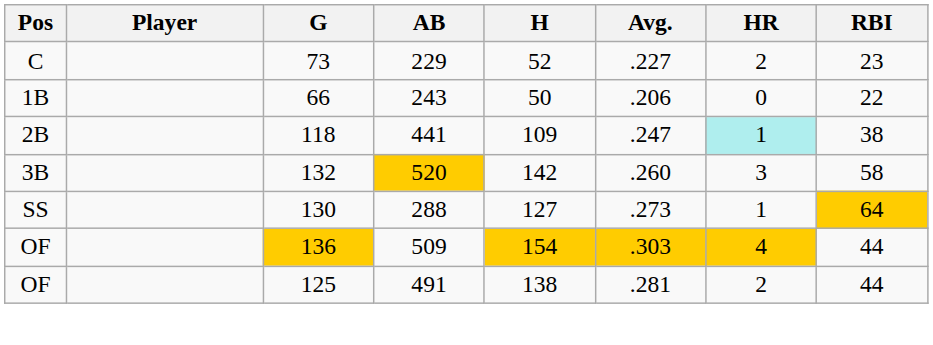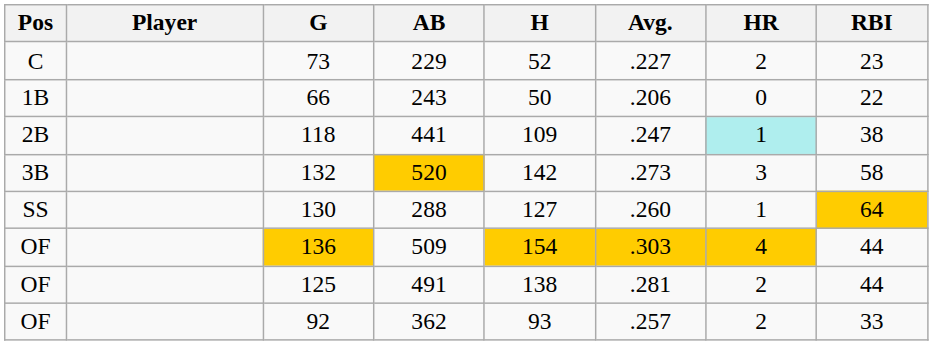(650, 172) .260 -> (650, 172) .273
(650, 209) .273 -> (650, 209) .260
+ row: (318, 321)
